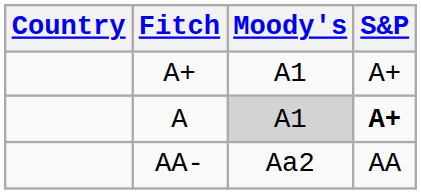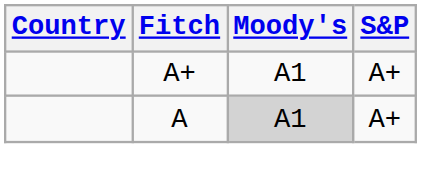(385, 119) bold -> (385, 119) normal
- row: (179, 164)
